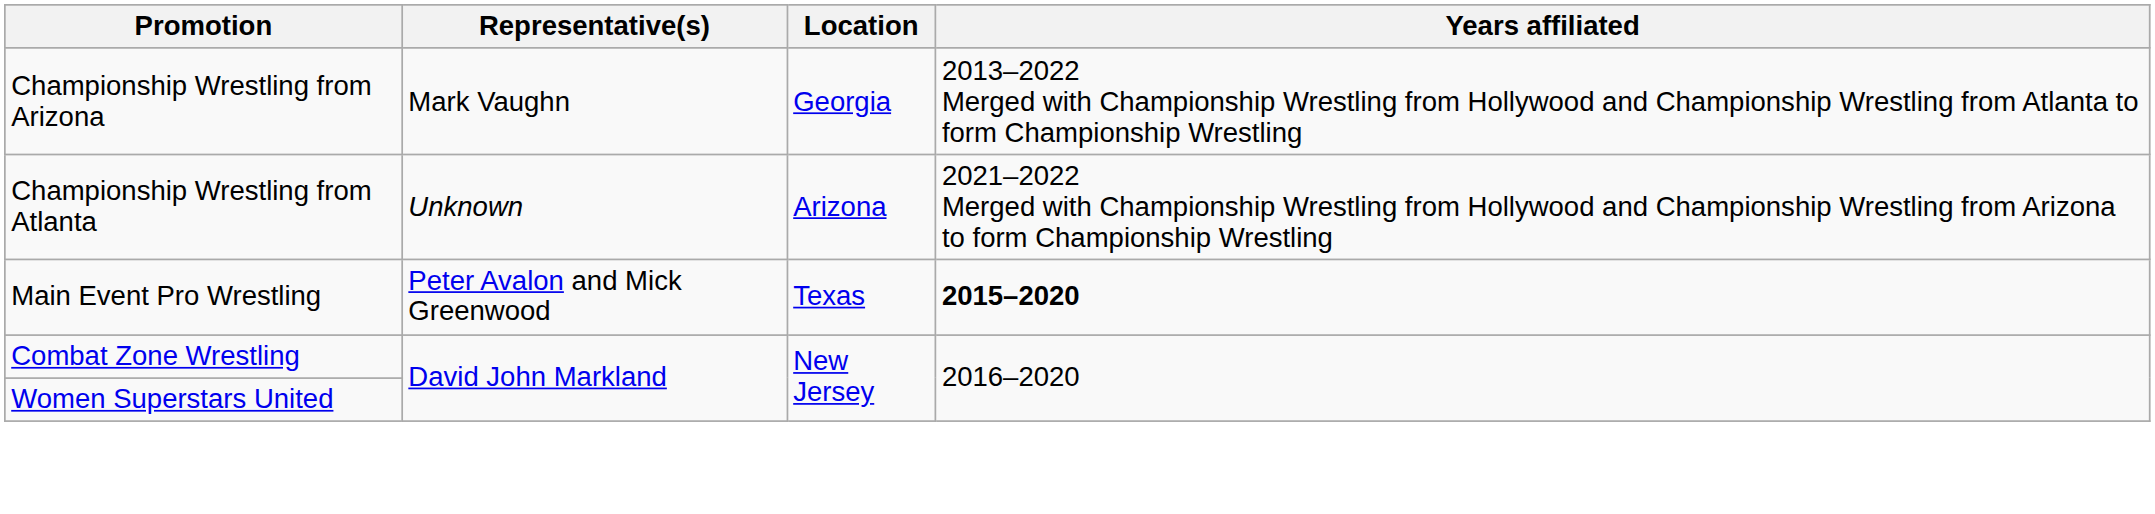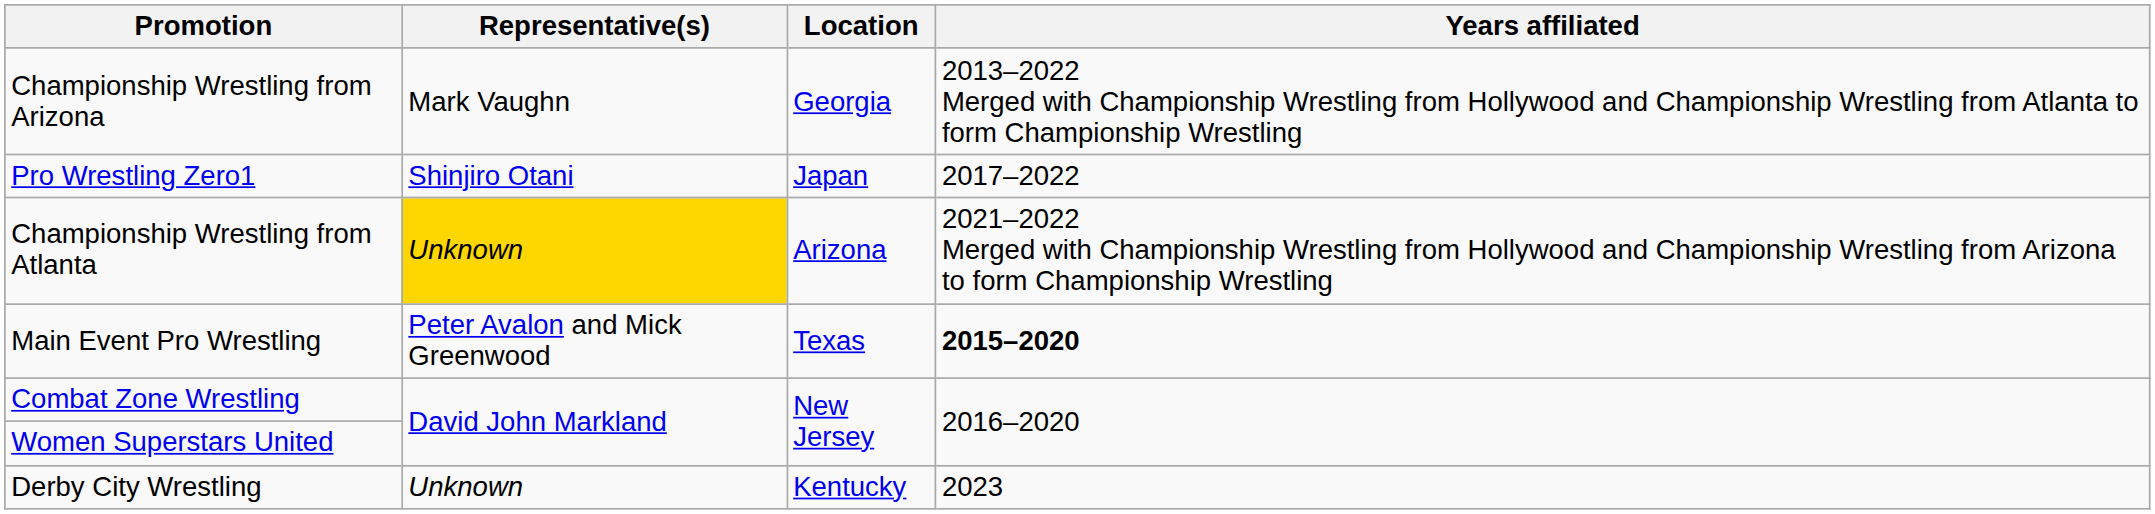+ row: (133, 175)
(466, 206) no background -> (466, 250) gold background
+ row: (136, 486)
